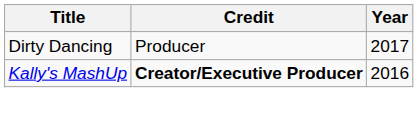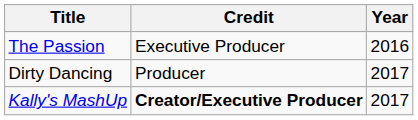+ row: (57, 45)
(390, 73) 2016 -> (390, 100) 2017
